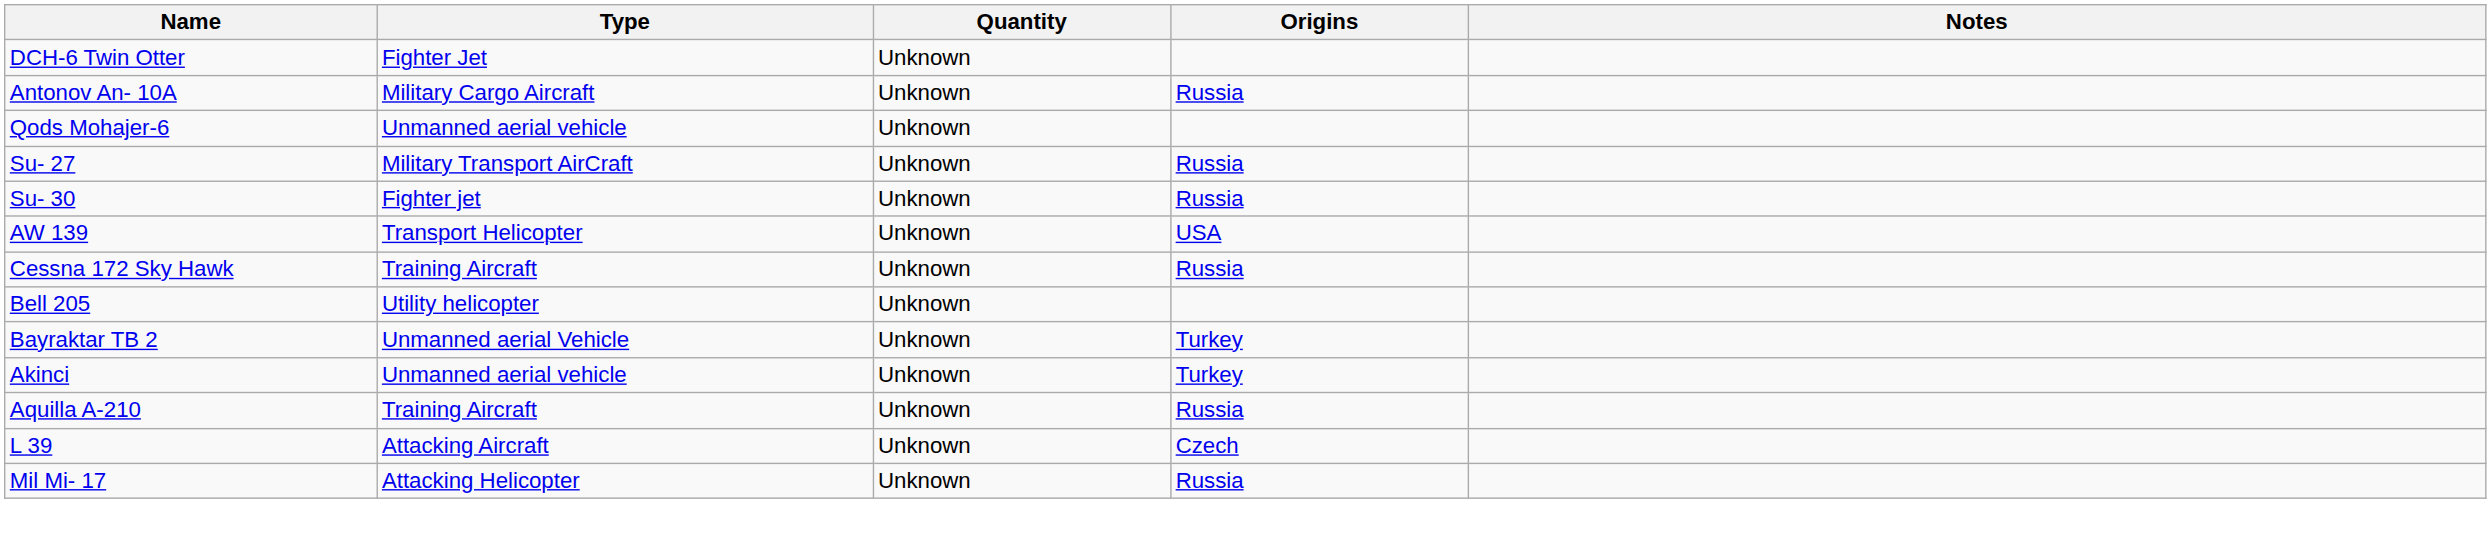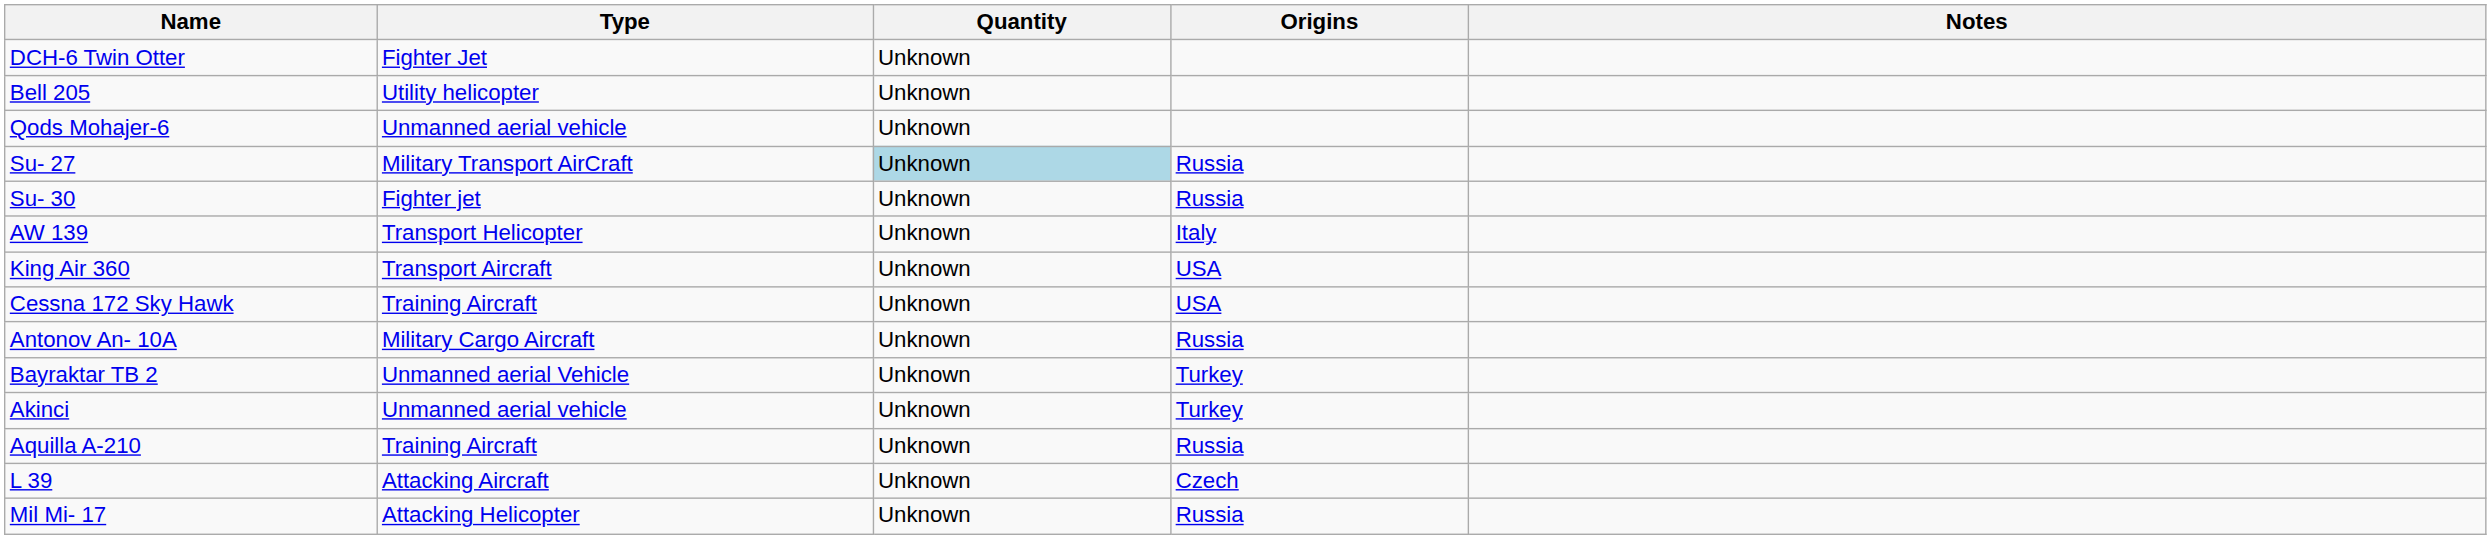rows swapped: (50, 304) <-> (93, 92)
(924, 163) no background -> (924, 163) lightblue background
(1199, 233) USA -> (1196, 233) Italy
+ row: (70, 269)
(1210, 269) Russia -> (1199, 304) USA
